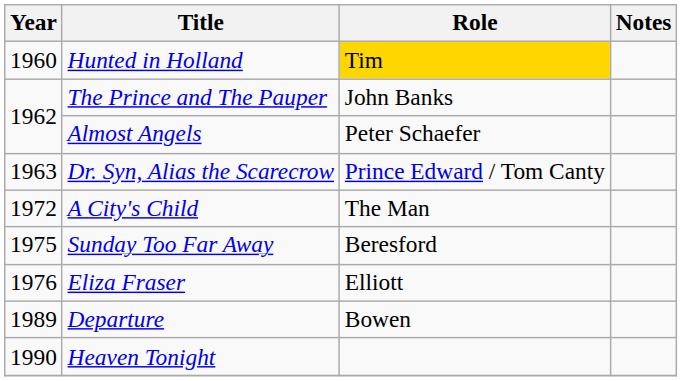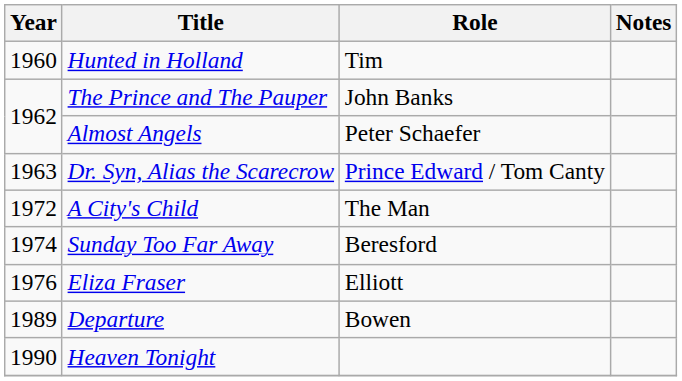(364, 60) gold background -> (364, 60) no background
(33, 245) 1975 -> (33, 245) 1974
